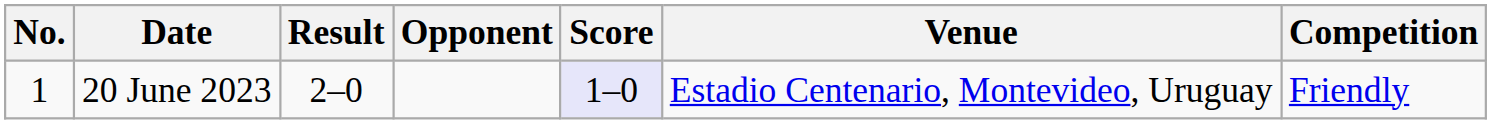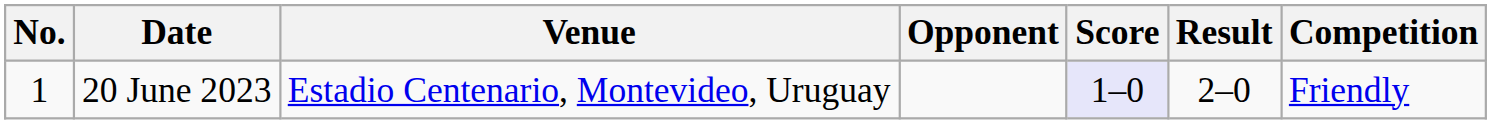columns swapped: (971, 32) <-> (336, 32)
